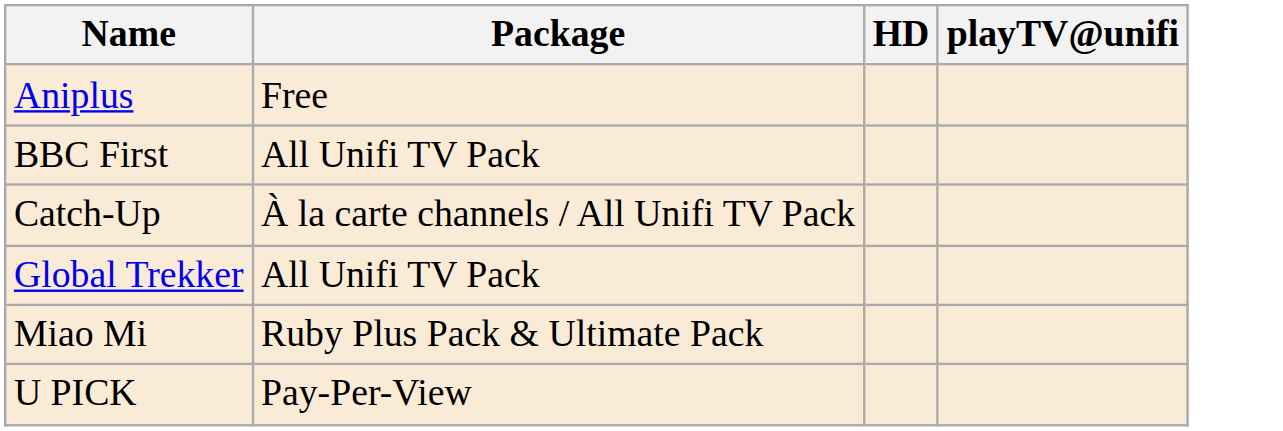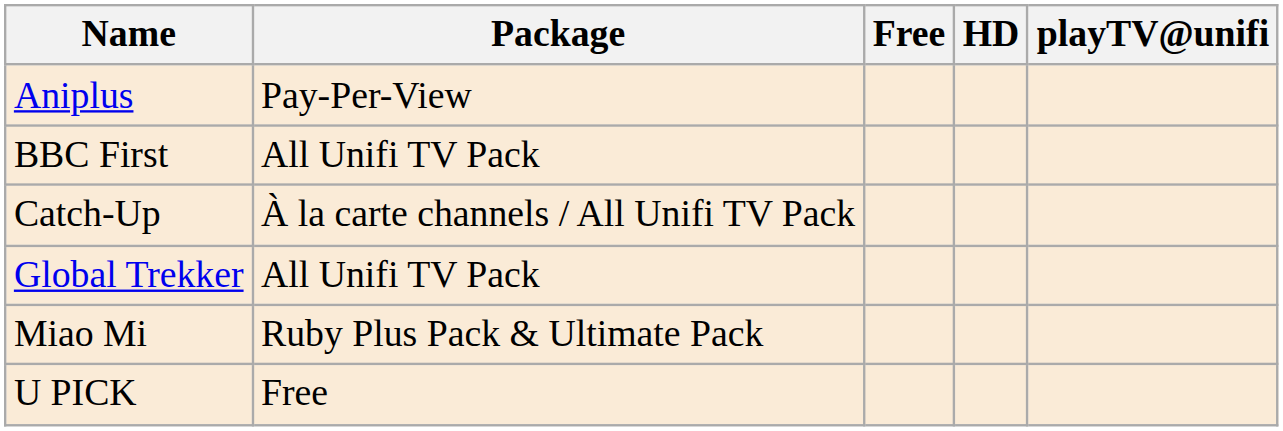+ column: (909, 34)
(295, 94) Free -> (366, 94) Pay-Per-View
(366, 393) Pay-Per-View -> (295, 393) Free
